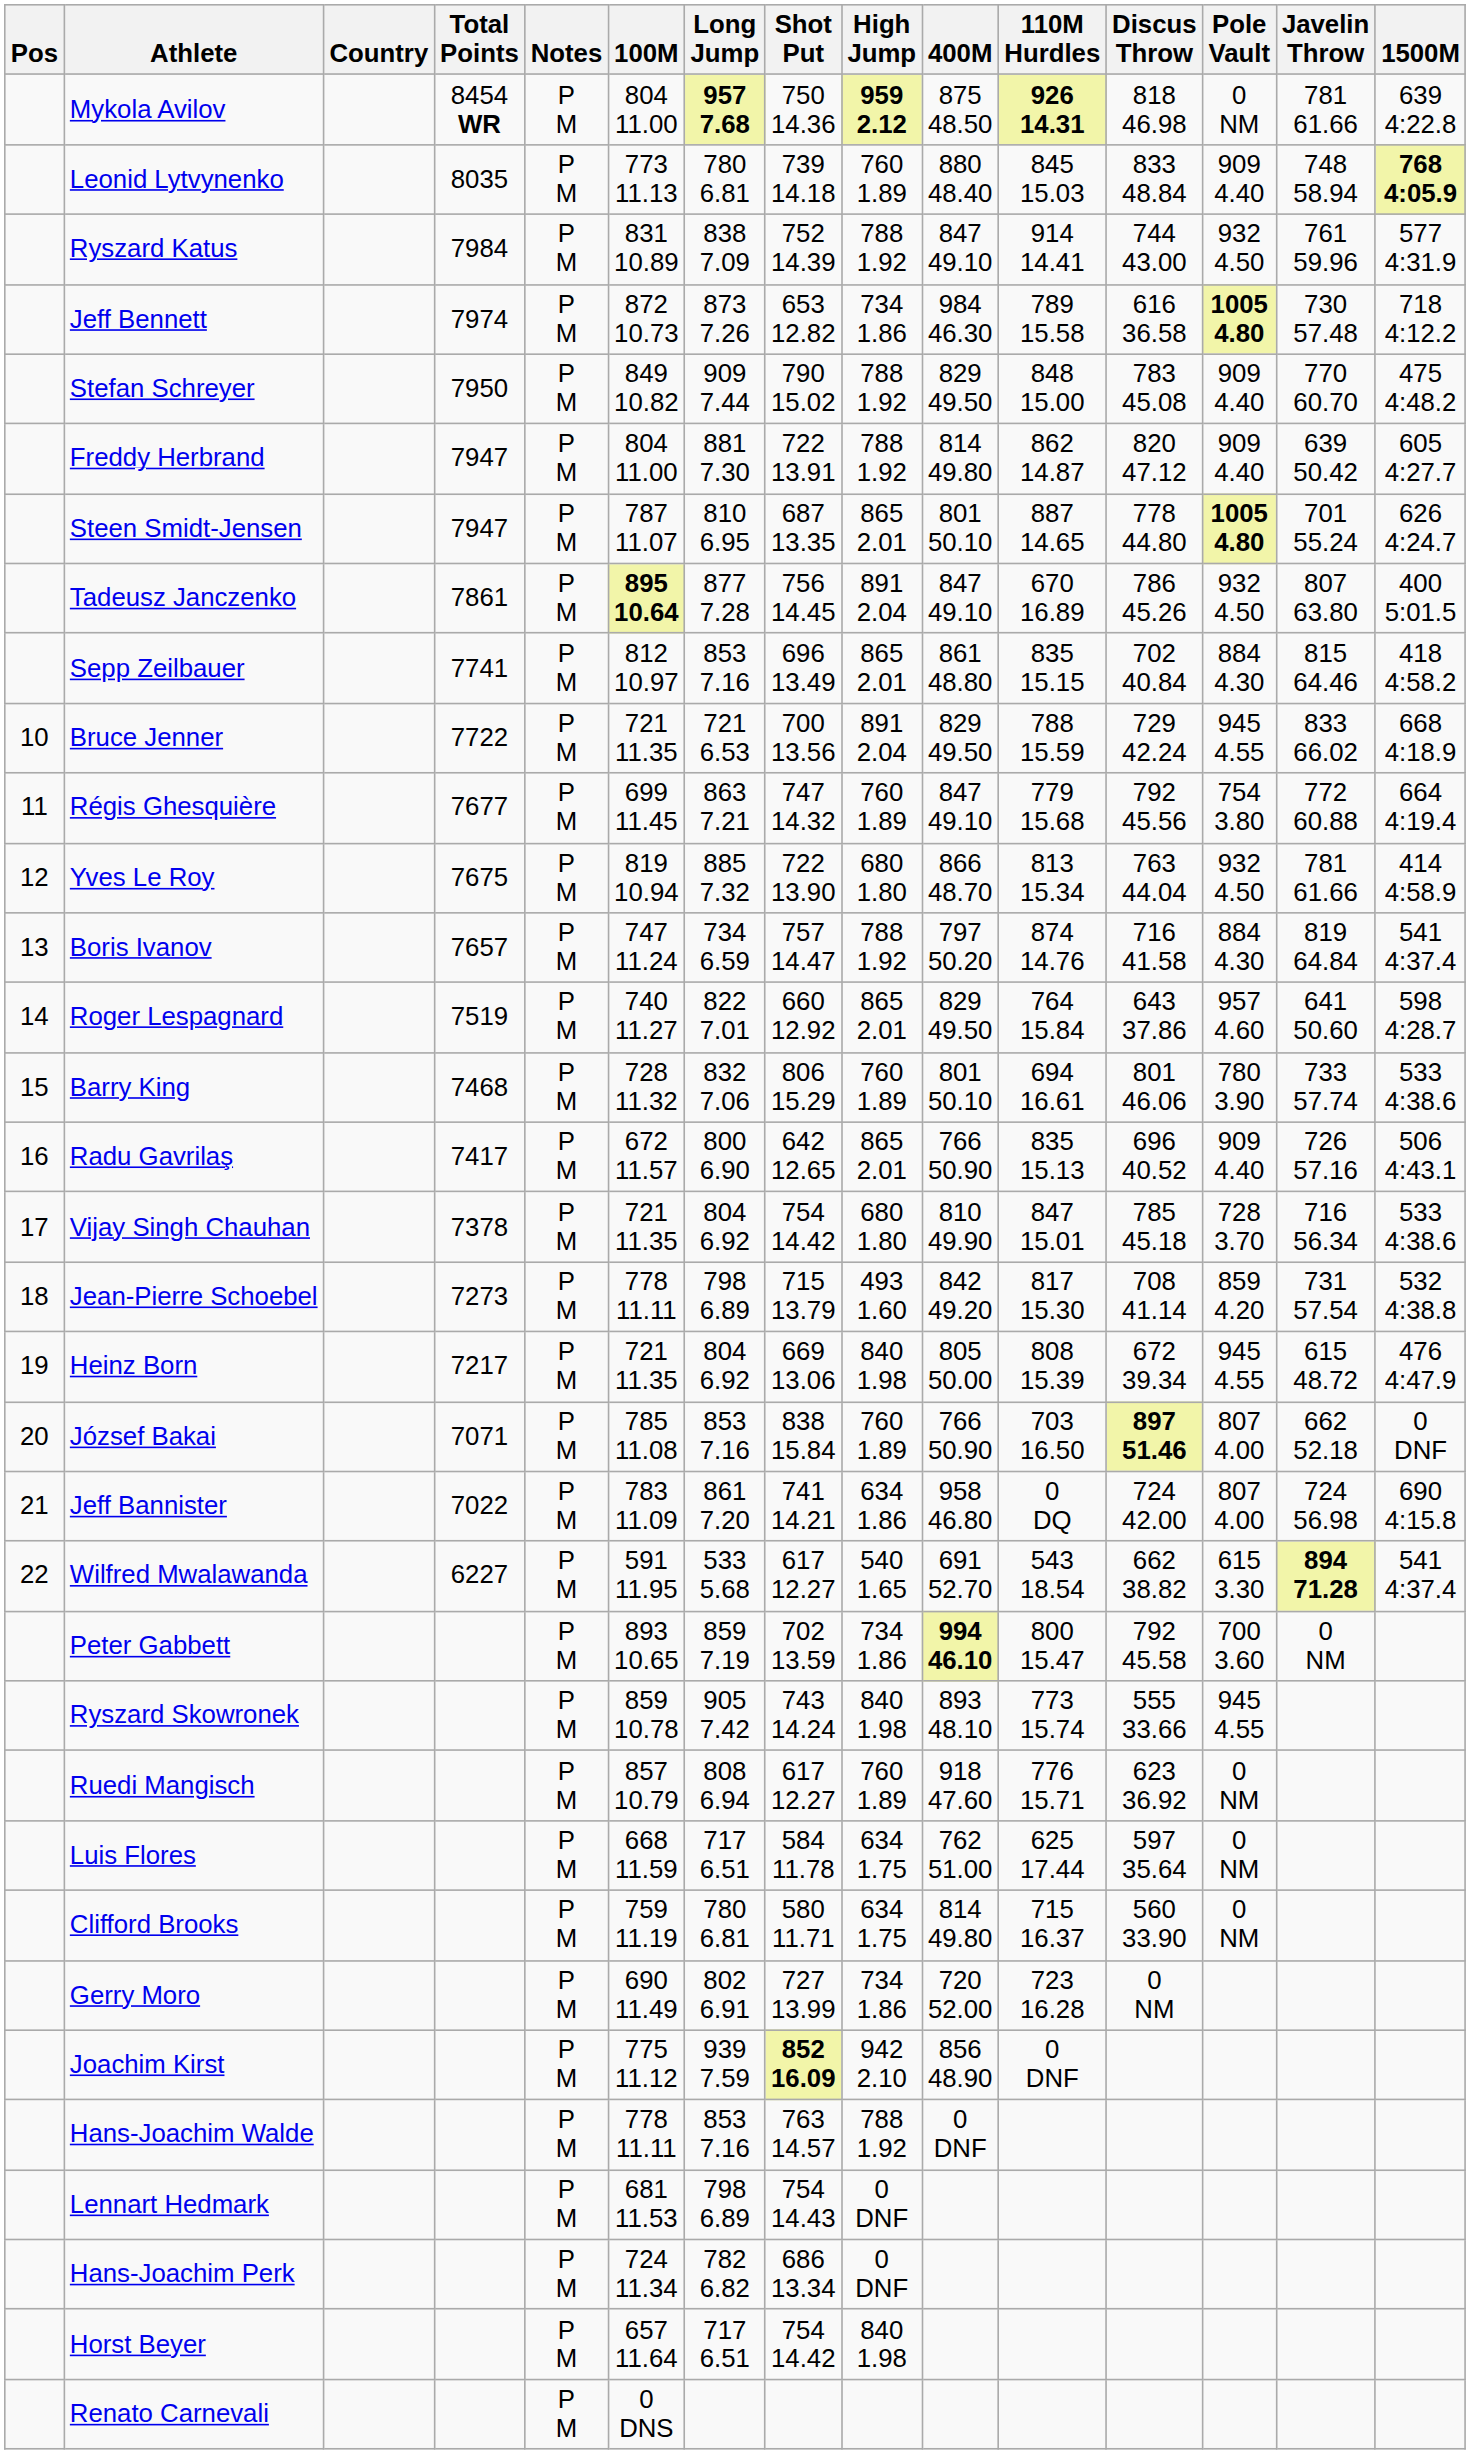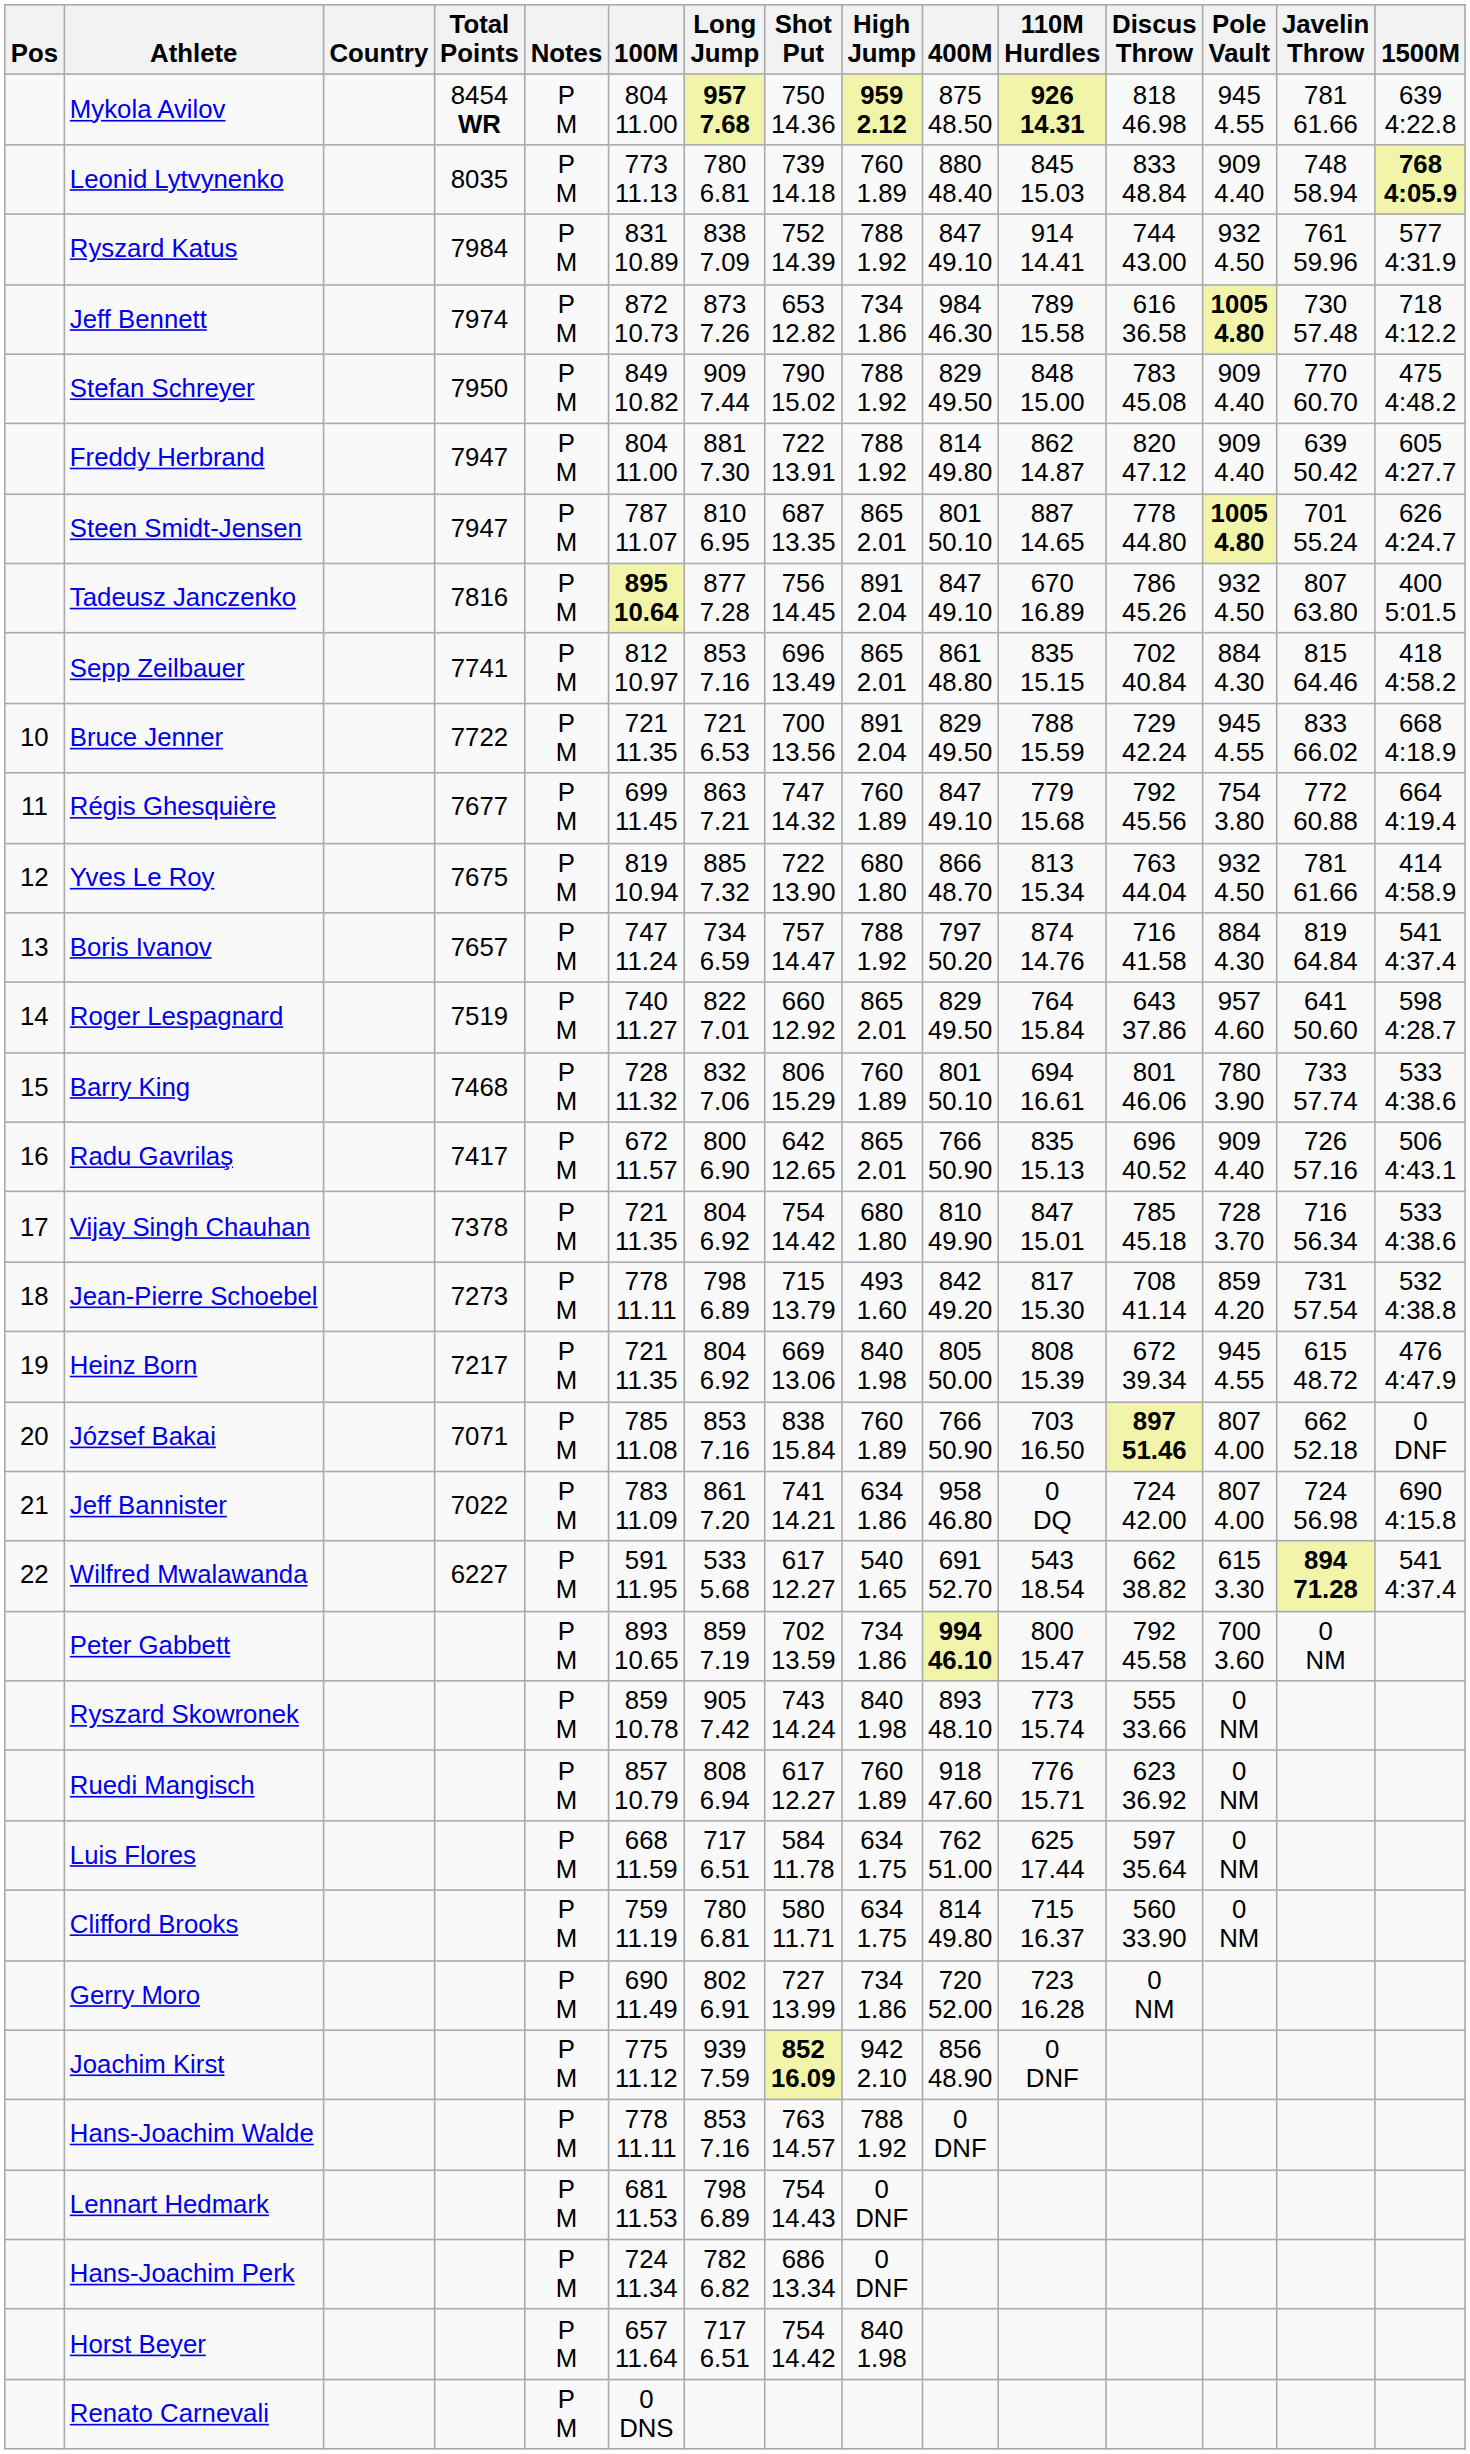(1239, 109) 0 NM -> (1239, 109) 945 4.55
(479, 598) 7861 -> (479, 598) 7816
(1239, 1715) 945 4.55 -> (1239, 1715) 0 NM
